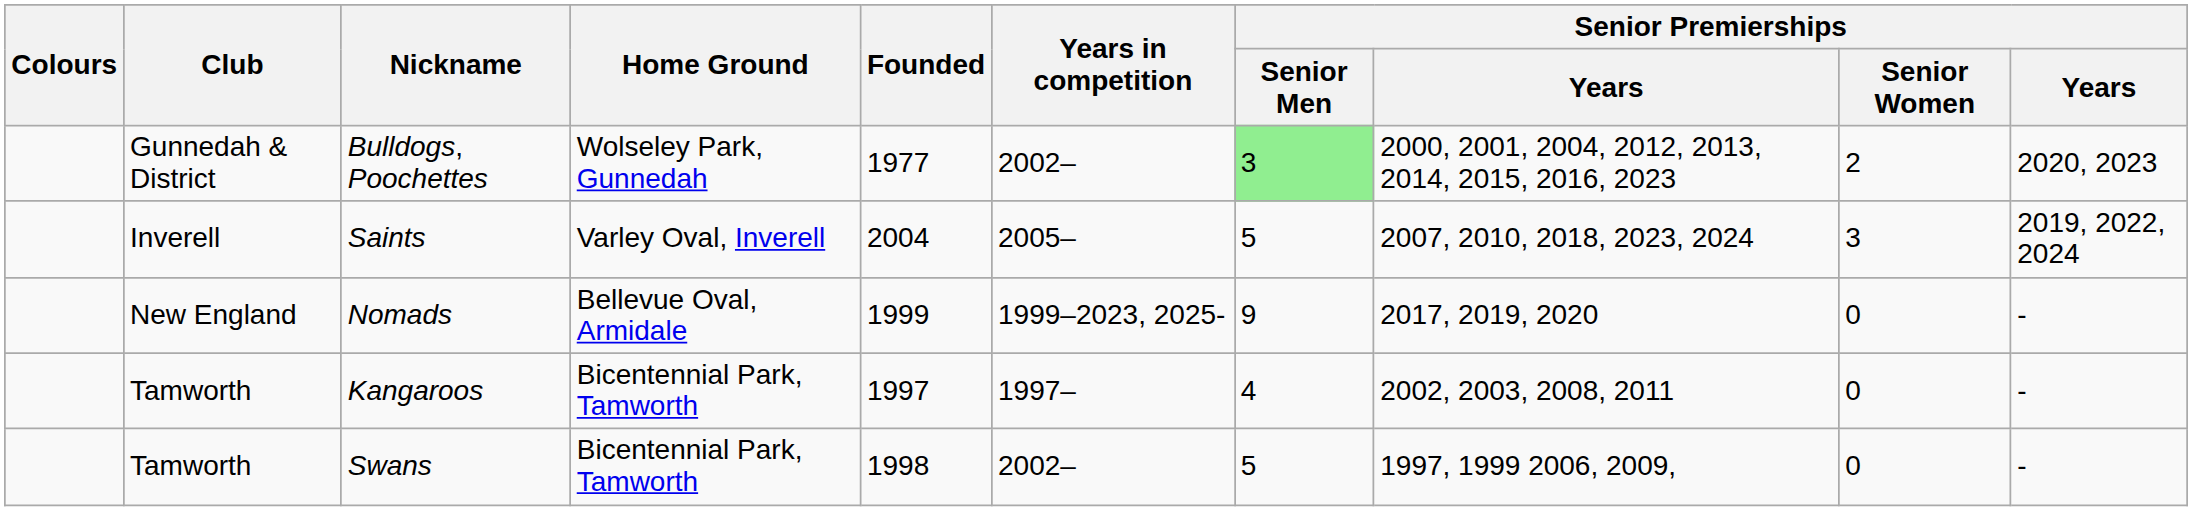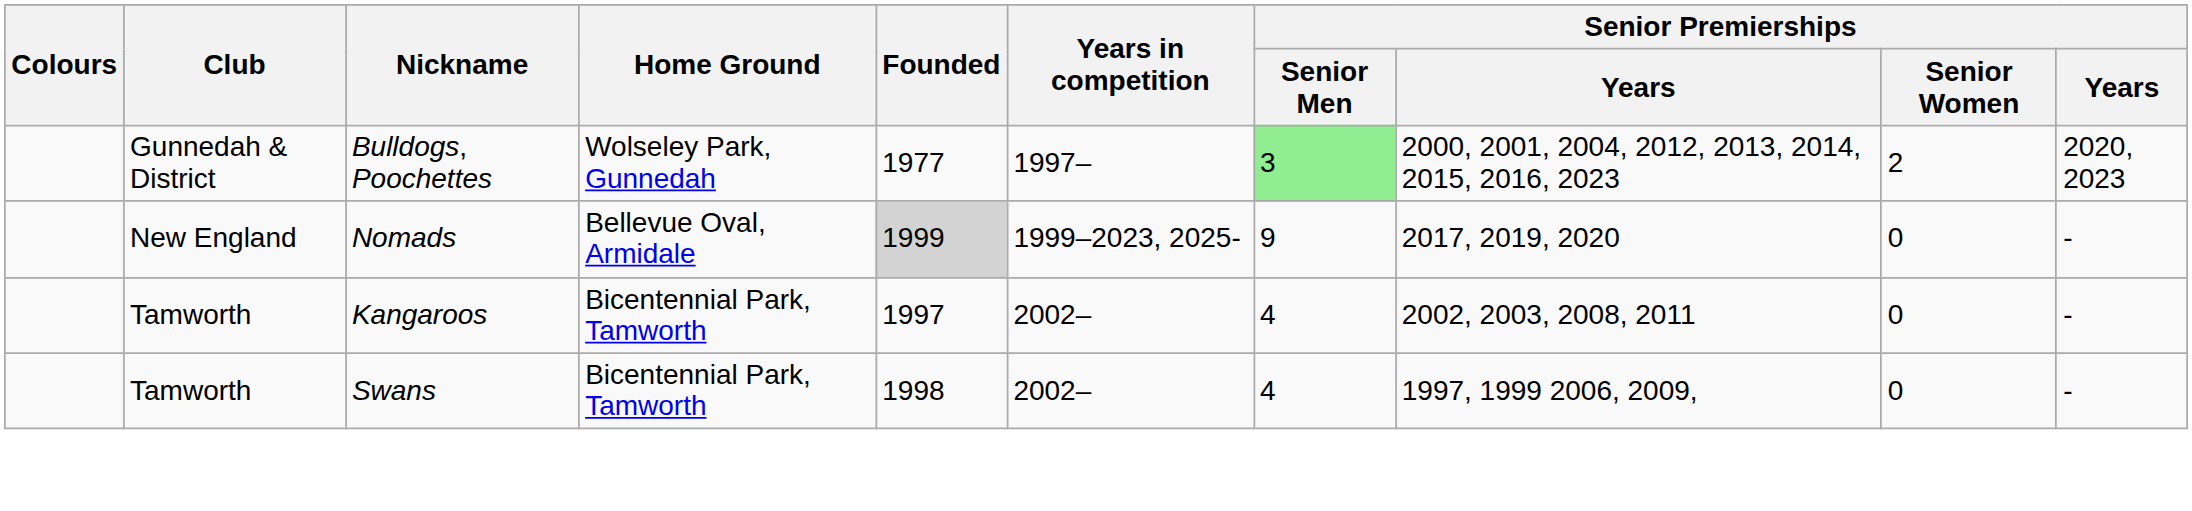(1037, 162) 2002– -> (1052, 162) 1997–
- row: (387, 238)
(898, 314) no background -> (913, 238) lightgrey background
(1037, 390) 1997– -> (1052, 314) 2002–
(1249, 466) 5 -> (1268, 390) 4
